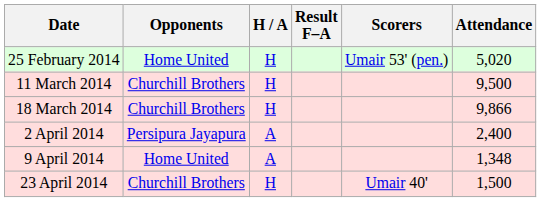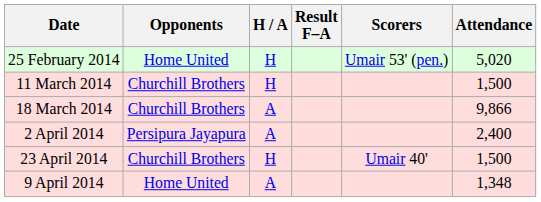(494, 84) 9,500 -> (494, 84) 1,500
(270, 109) H -> (270, 109) A
rows swapped: (64, 158) <-> (64, 183)
